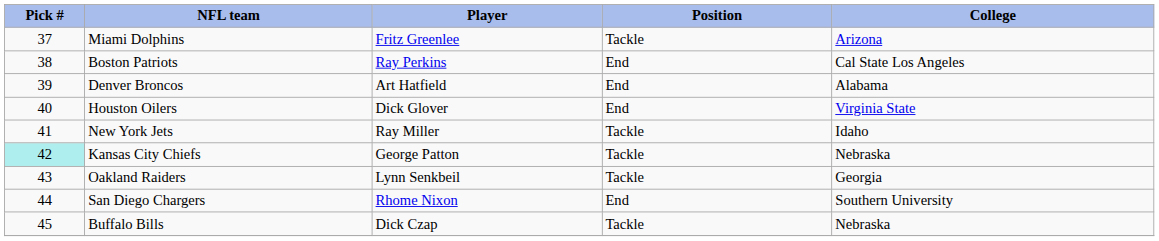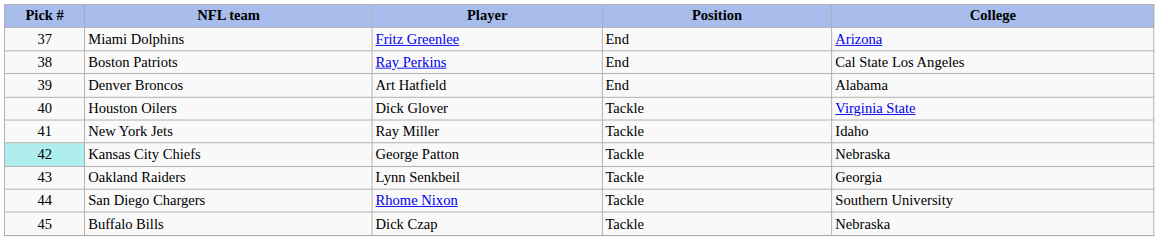(625, 39) Tackle -> (617, 39) End
(617, 108) End -> (625, 108) Tackle
(617, 200) End -> (625, 200) Tackle
